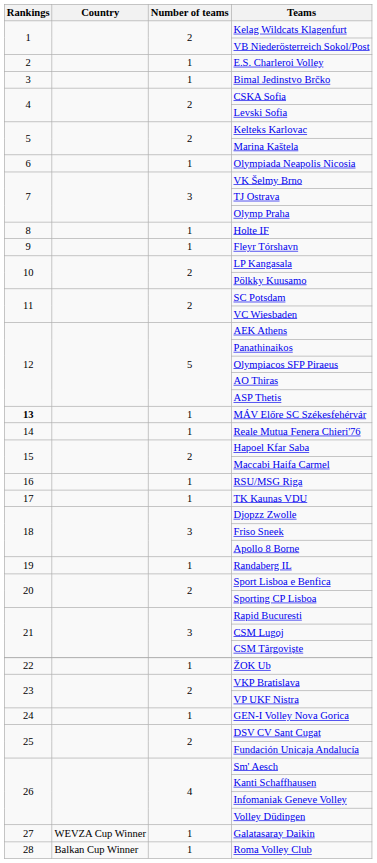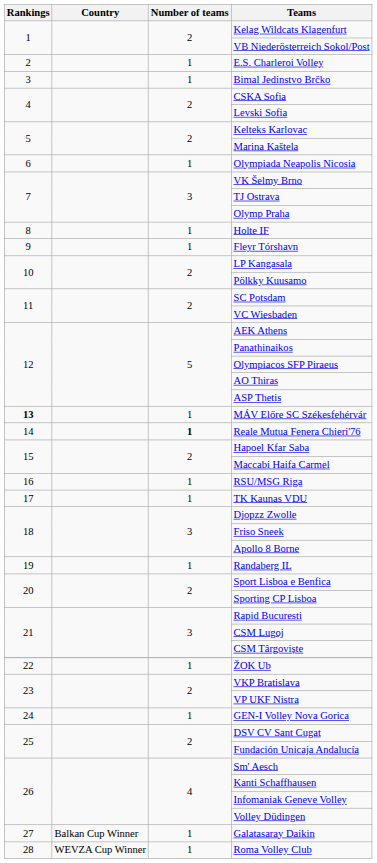(190, 431) normal -> (190, 431) bold
(100, 833) WEVZA Cup Winner -> (96, 833) Balkan Cup Winner
(96, 850) Balkan Cup Winner -> (100, 850) WEVZA Cup Winner
